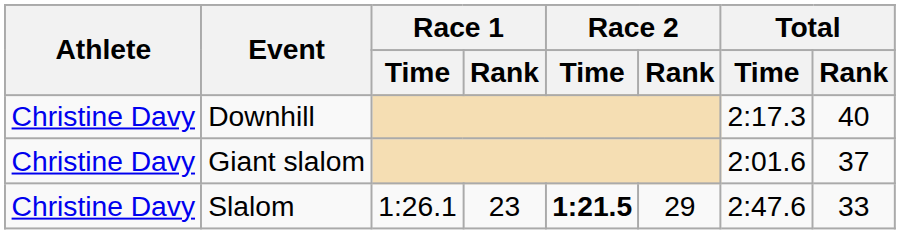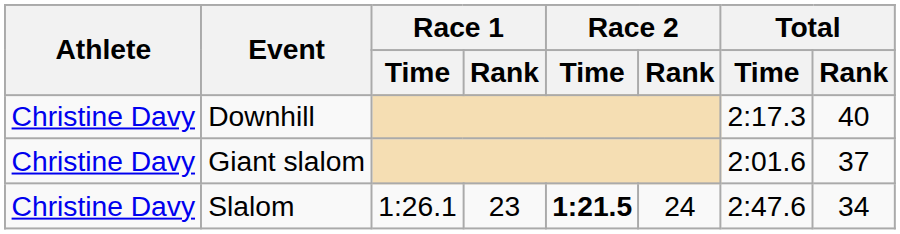(680, 206) 29 -> (680, 206) 24
(854, 206) 33 -> (854, 206) 34
